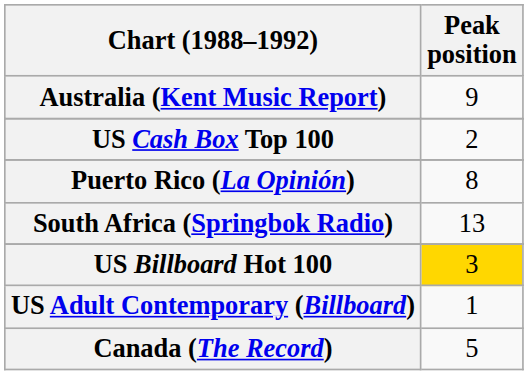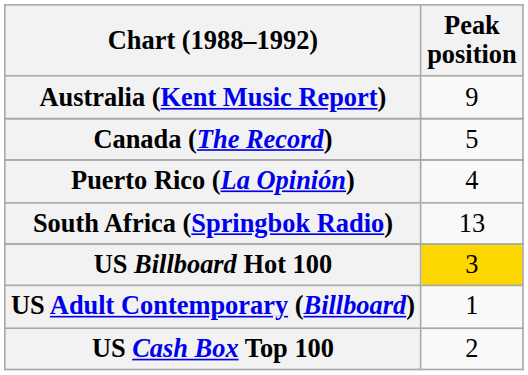rows swapped: (213, 348) <-> (213, 138)
(472, 180) 8 -> (472, 180) 4
